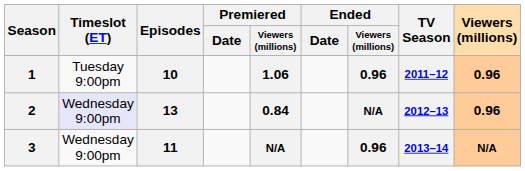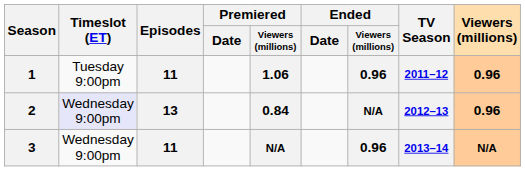(170, 74) 10 -> (170, 74) 11
